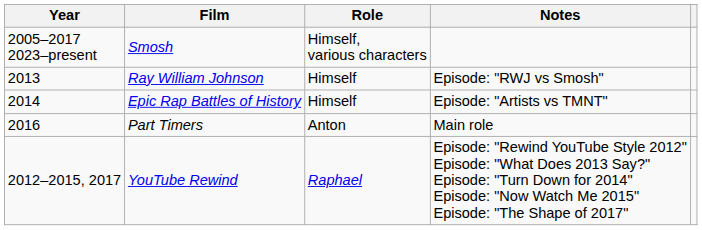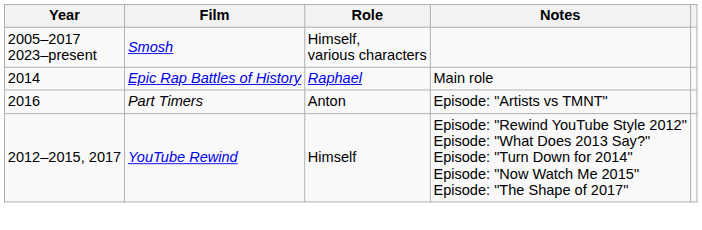- row: (196, 78)
(332, 101) Himself -> (335, 78) Raphael
(521, 101) Episode: "Artists vs TMNT" -> (463, 78) Main role
(463, 124) Main role -> (521, 101) Episode: "Artists vs TMNT"
(335, 180) Raphael -> (332, 157) Himself
